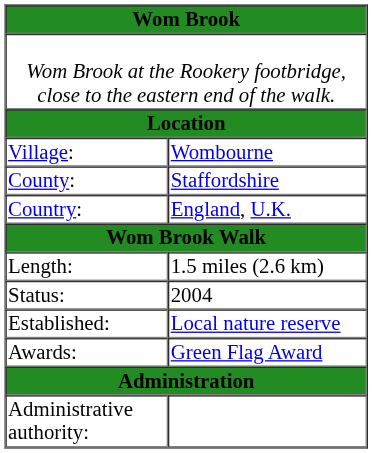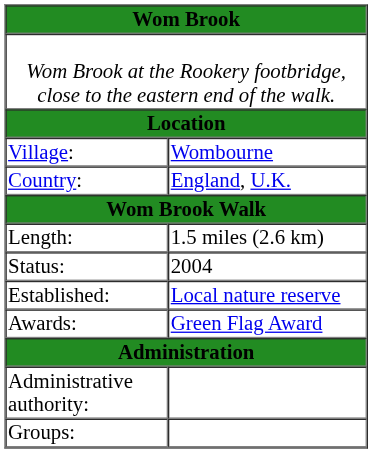- row: (42, 180)
+ row: (42, 432)
